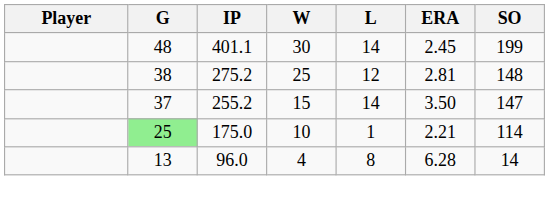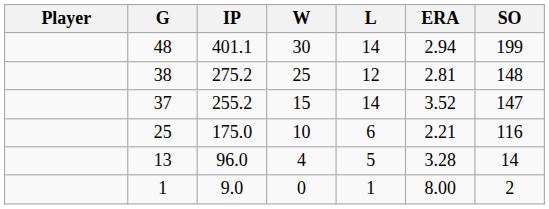(440, 47) 2.45 -> (440, 47) 2.94
(440, 103) 3.50 -> (440, 103) 3.52
(163, 132) lightgreen background -> (163, 132) no background
(371, 132) 1 -> (371, 132) 6
(510, 132) 114 -> (510, 132) 116
(371, 160) 8 -> (371, 160) 5
(440, 160) 6.28 -> (440, 160) 3.28
+ row: (232, 189)
